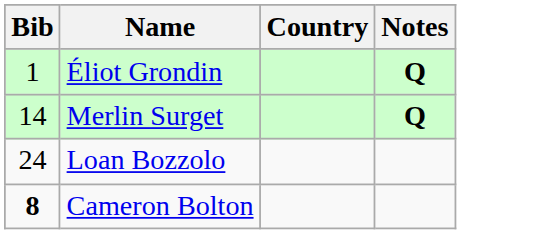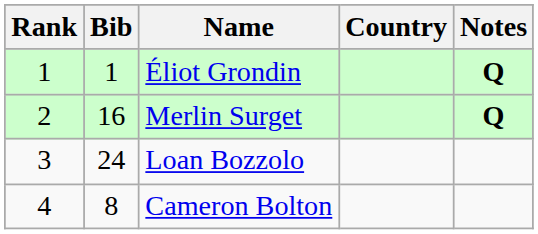+ column: (44, 26)
(32, 116) 14 -> (111, 116) 16
(32, 205) bold -> (111, 205) normal
